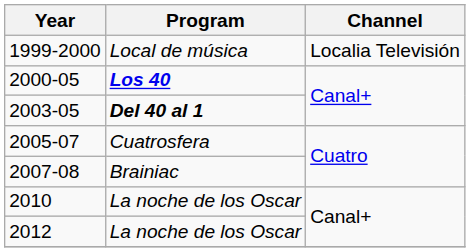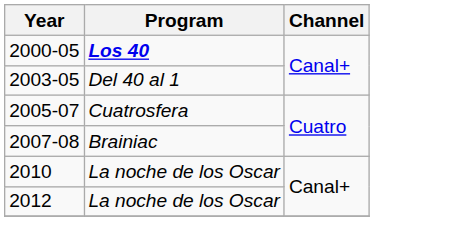- row: (55, 50)
(156, 111) bold -> (134, 81) normal
